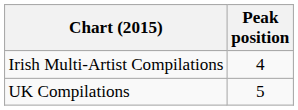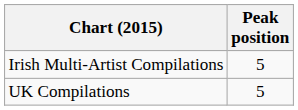(260, 64) 4 -> (260, 64) 5
